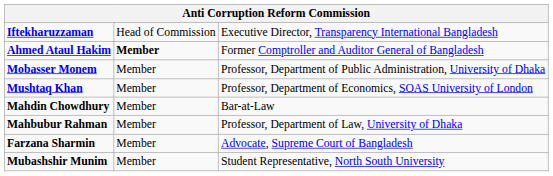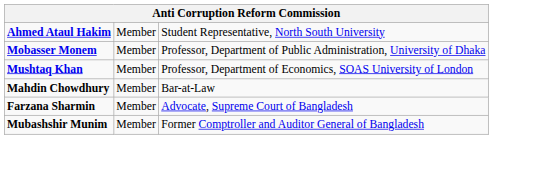- row: (50, 32)
(138, 50) bold -> (136, 32) normal
(352, 50) Former Comptroller and Auditor General of Bangladesh -> (273, 32) Student Representative, North South University
- row: (57, 124)
(333, 161) Student Representative, North South University -> (293, 124) Former Comptroller and Auditor General of Bangladesh
